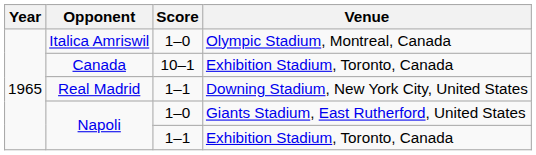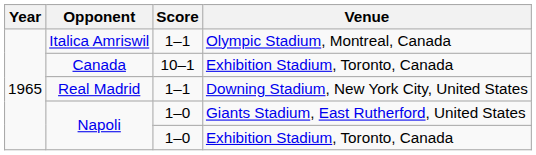(178, 41) 1–0 -> (178, 41) 1–1
(178, 138) 1–1 -> (178, 138) 1–0
